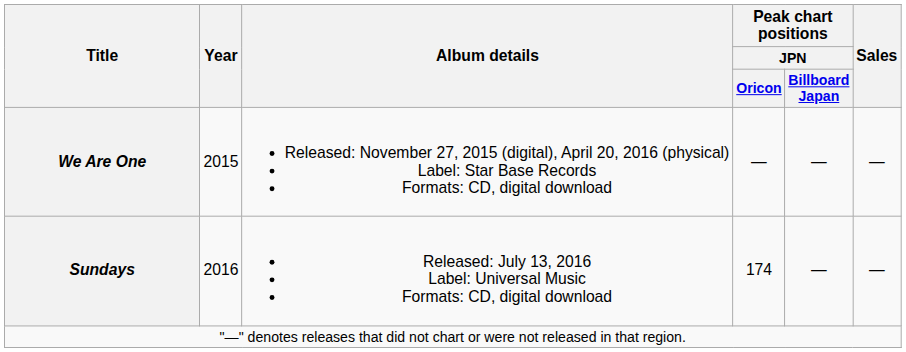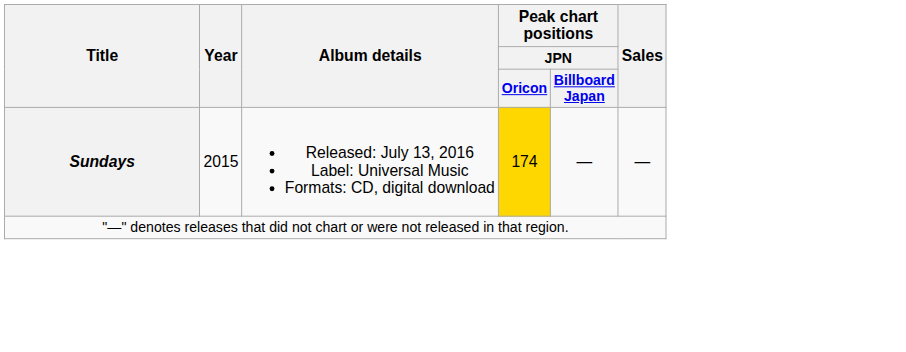- row: (102, 161)
(221, 270) 2016 -> (221, 161) 2015
(759, 270) no background -> (524, 161) gold background
